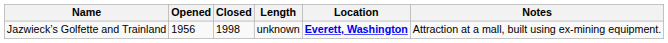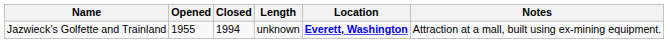(183, 30) 1956 -> (183, 30) 1955
(228, 30) 1998 -> (228, 30) 1994
